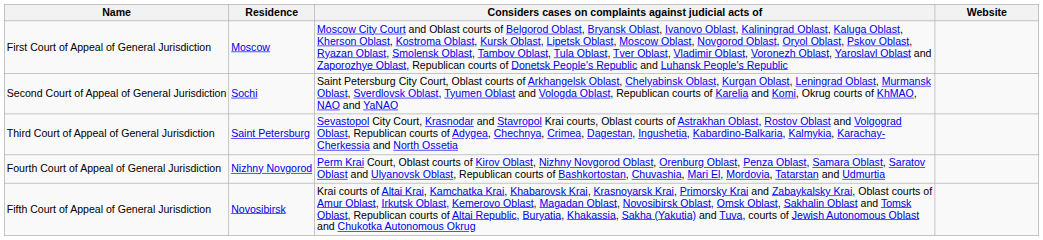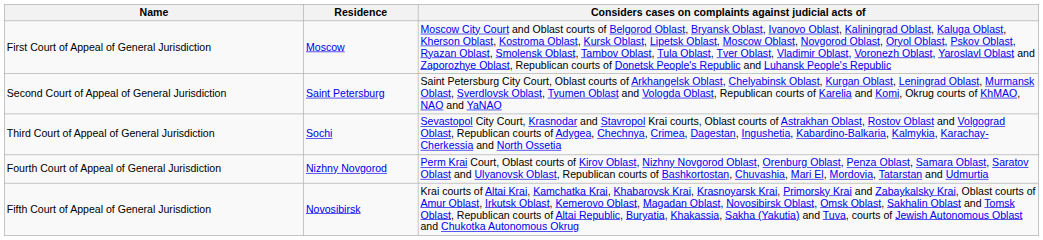- column: (987, 12)
(244, 93) Sochi -> (345, 93) Saint Petersburg
(271, 134) Saint Petersburg -> (319, 134) Sochi
